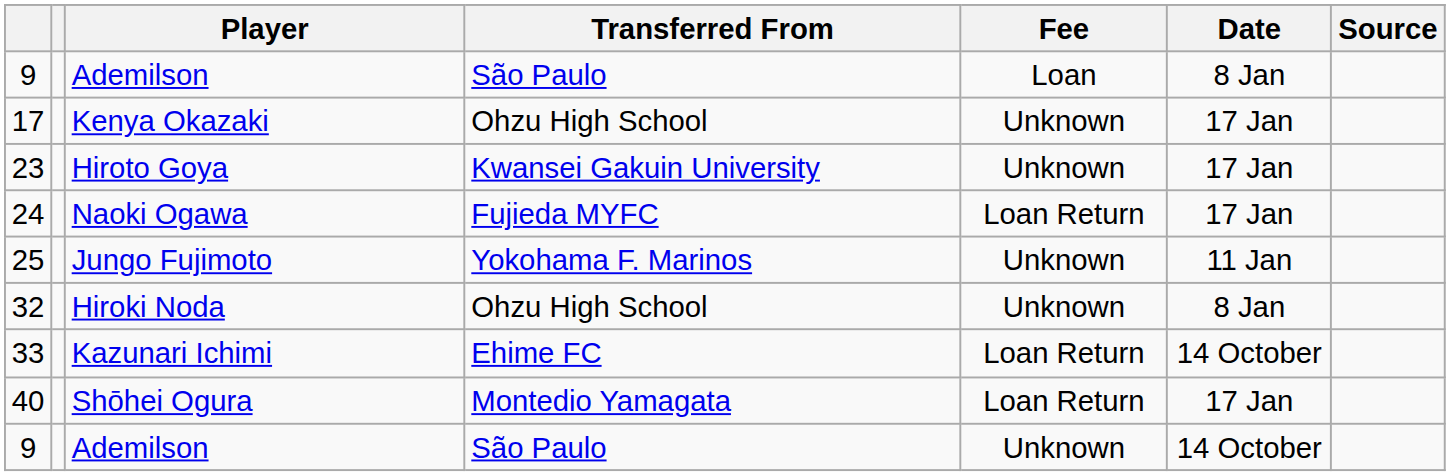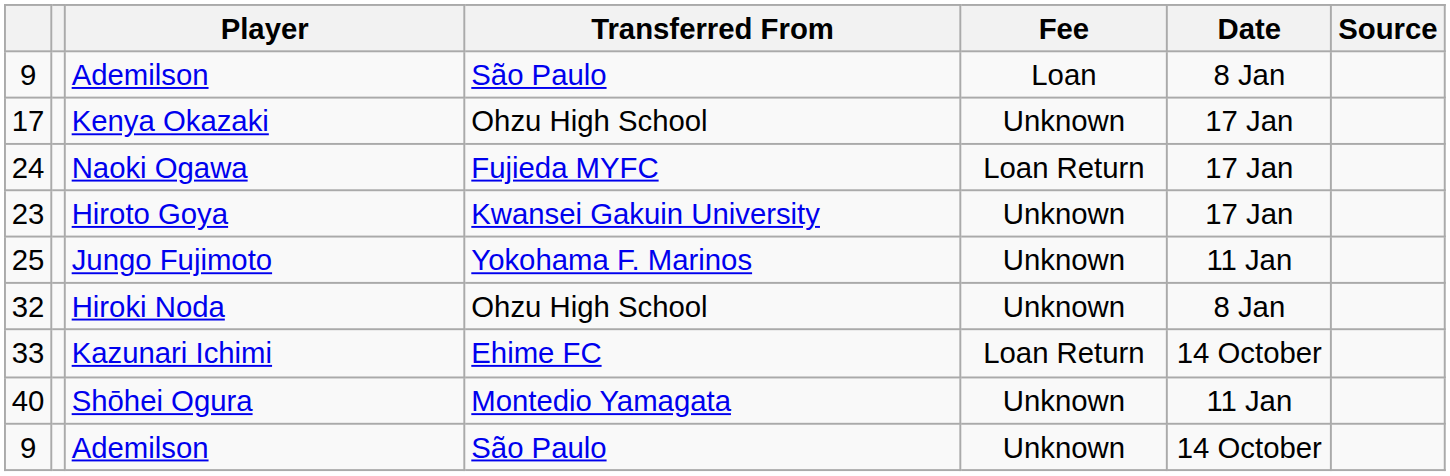rows swapped: (28, 168) <-> (28, 214)
(1064, 400) Loan Return -> (1064, 400) Unknown
(1249, 400) 17 Jan -> (1249, 400) 11 Jan
